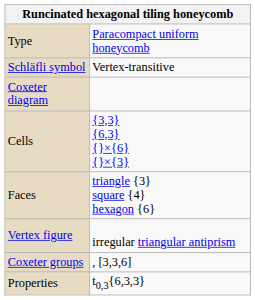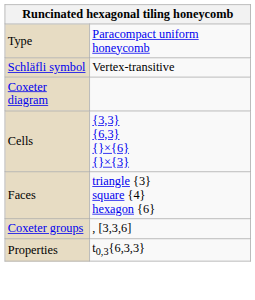- row: (40, 235)
